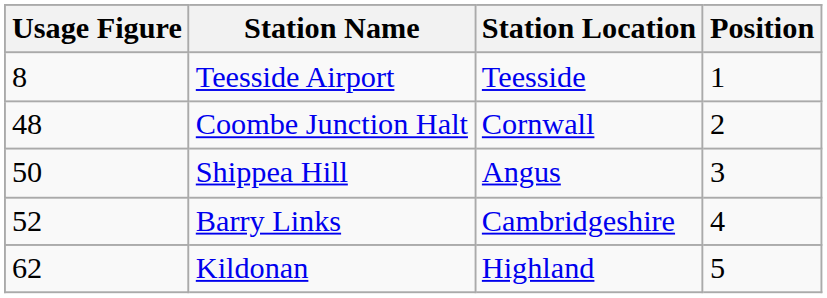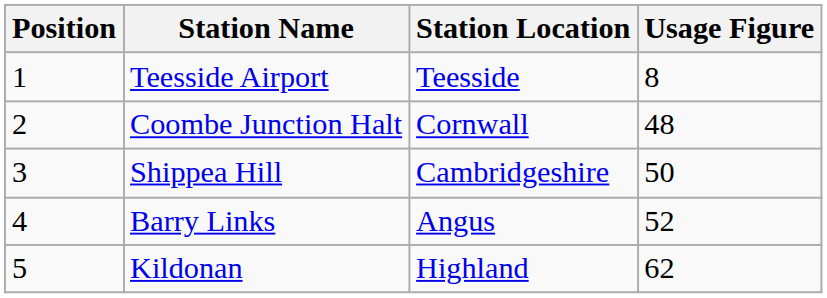columns swapped: (762, 28) <-> (97, 28)
(521, 172) Angus -> (513, 172) Cambridgeshire
(578, 220) Cambridgeshire -> (456, 220) Angus
